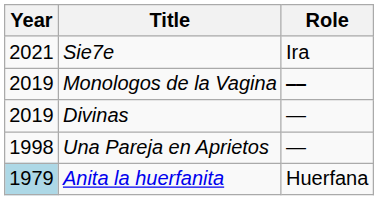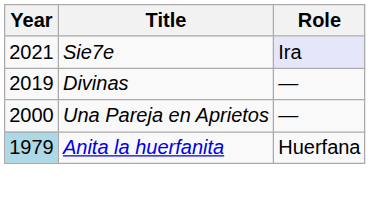(298, 52) no background -> (290, 52) lavender background
- row: (170, 83)
(31, 147) 1998 -> (31, 115) 2000
